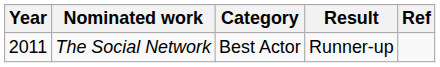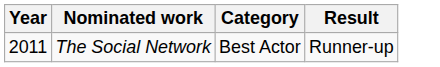- column: (416, 18)
